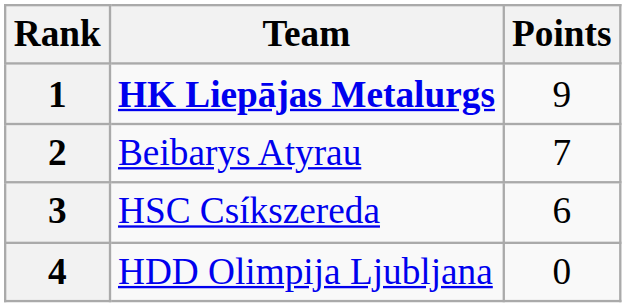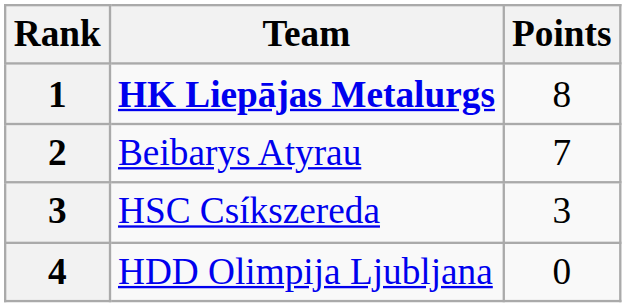(562, 93) 9 -> (562, 93) 8
(562, 211) 6 -> (562, 211) 3
